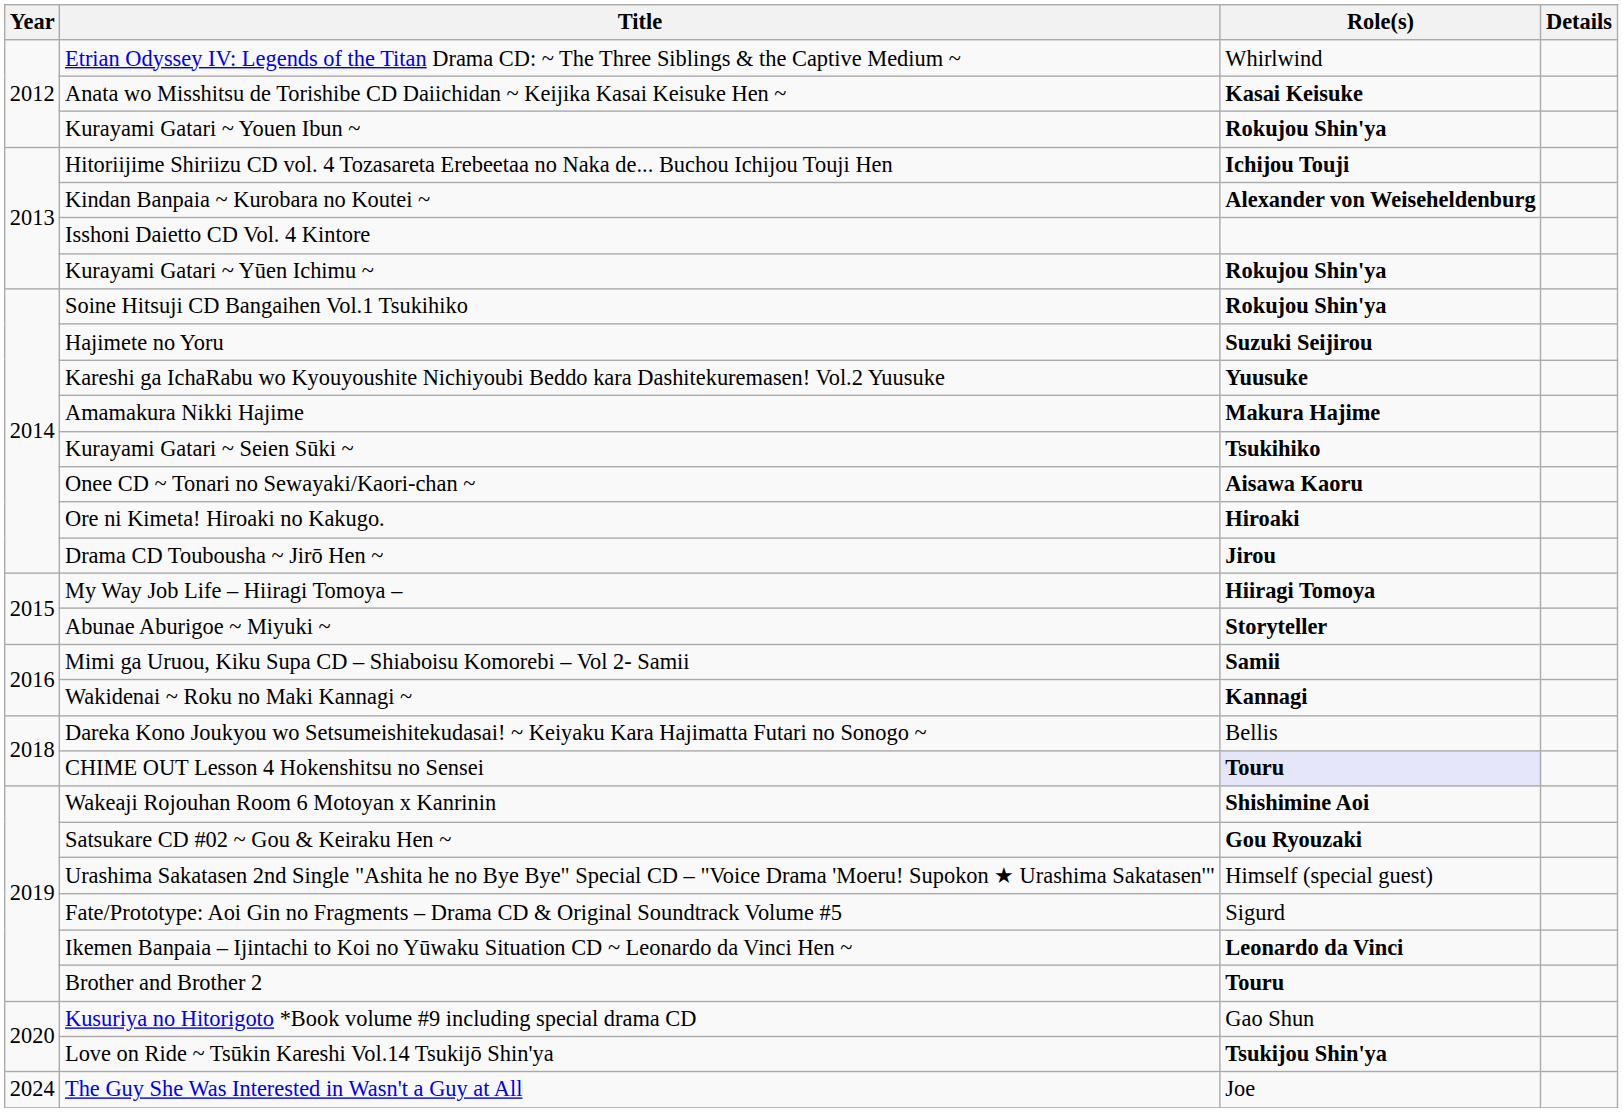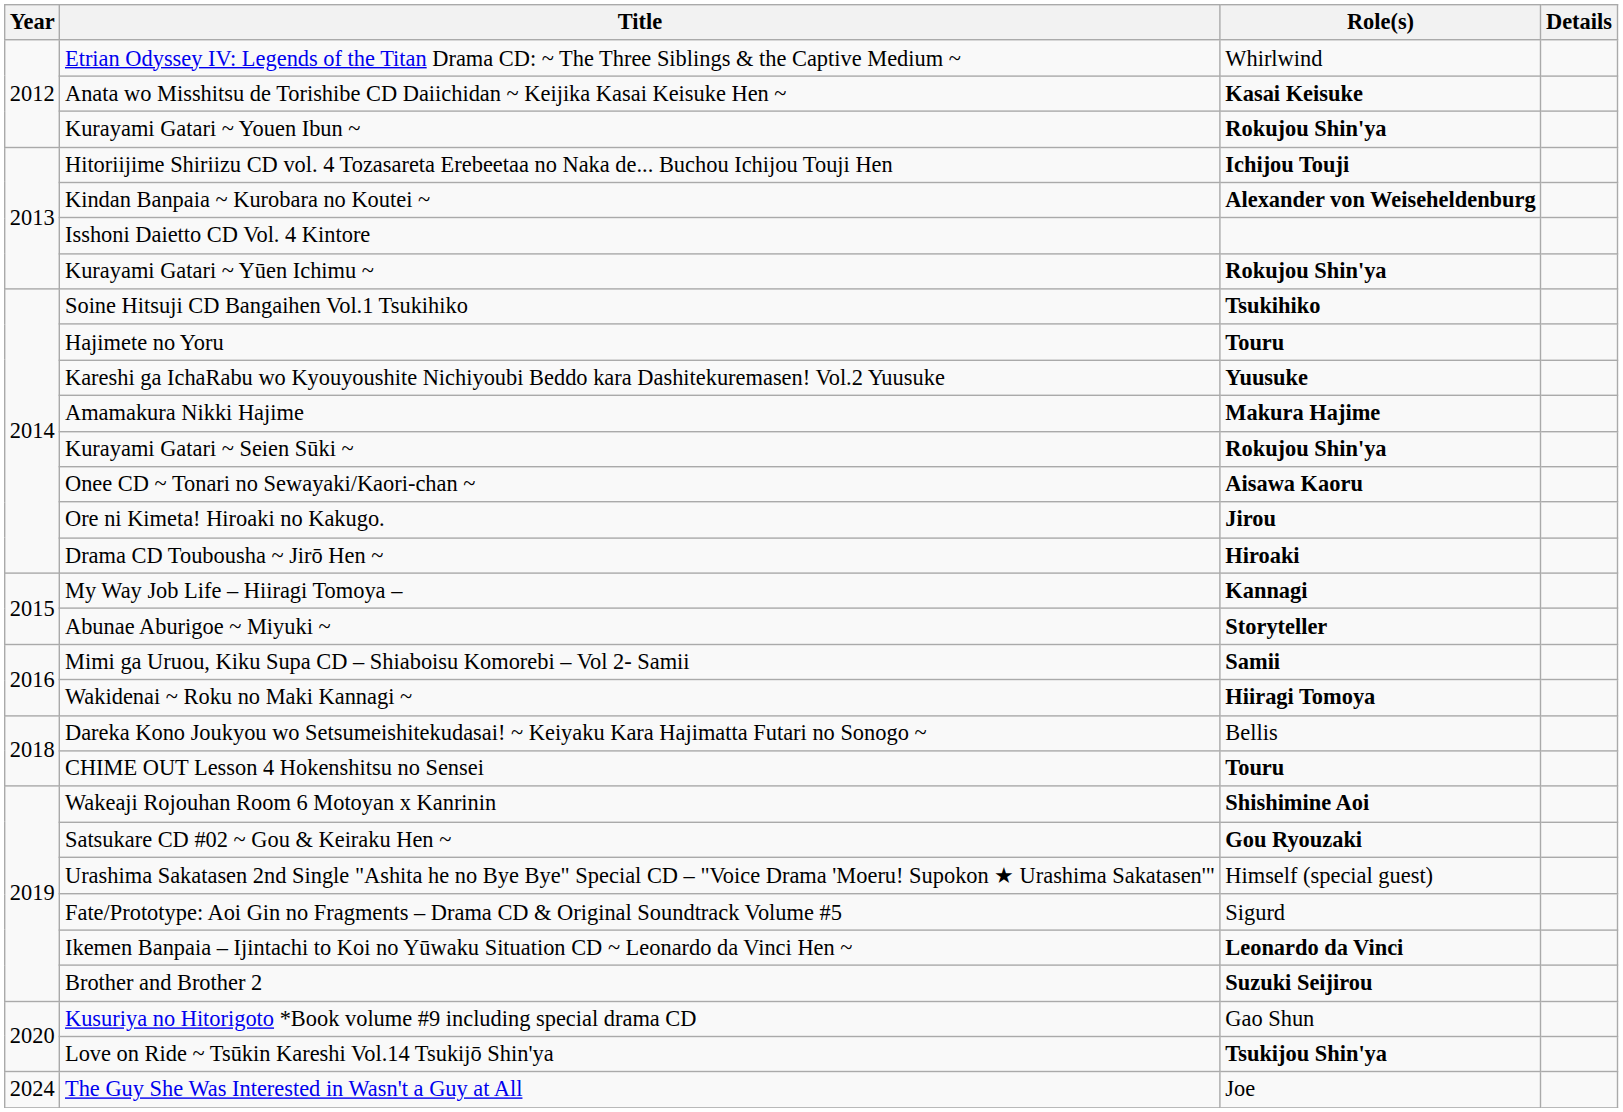(1306, 306) Rokujou Shin'ya -> (1273, 306) Tsukihiko
(1299, 341) Suzuki Seijirou -> (1255, 341) Touru
(1273, 448) Tsukihiko -> (1306, 448) Rokujou Shin'ya
(1262, 519) Hiroaki -> (1251, 519) Jirou
(1251, 555) Jirou -> (1262, 555) Hiroaki
(1300, 590) Hiiragi Tomoya -> (1266, 590) Kannagi
(1266, 697) Kannagi -> (1300, 697) Hiiragi Tomoya
(1255, 768) lavender background -> (1255, 768) no background
(1255, 982) Touru -> (1299, 982) Suzuki Seijirou
